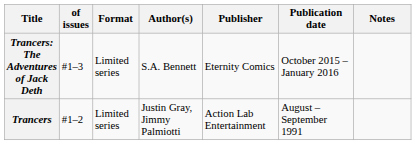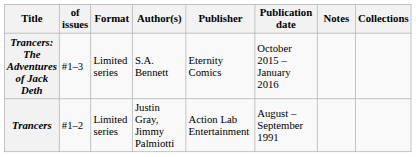+ column: (383, 19)
